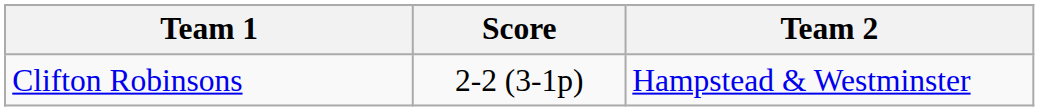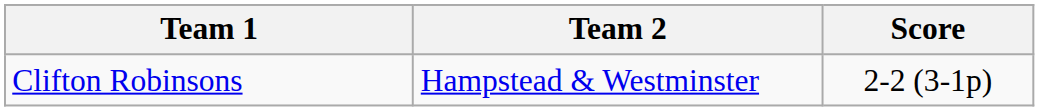columns swapped: (829, 29) <-> (519, 29)
